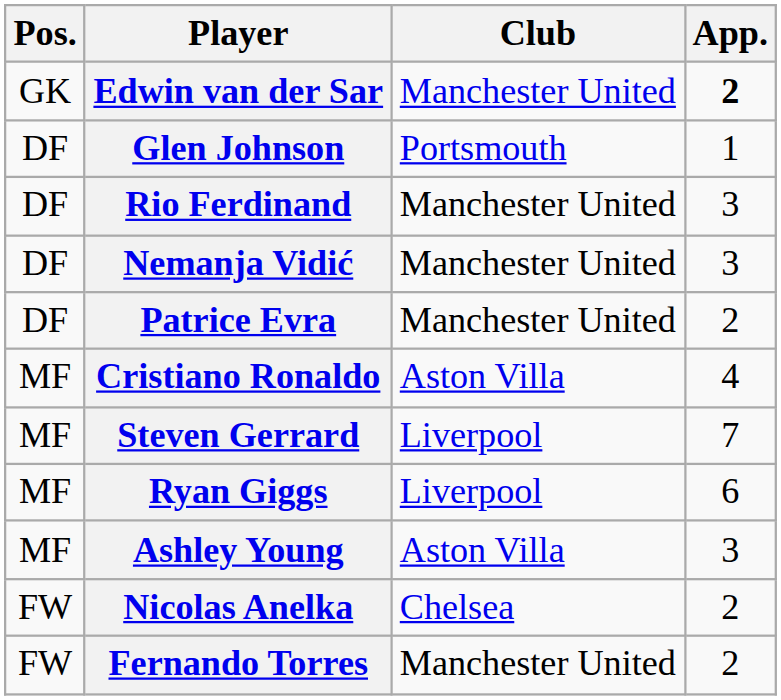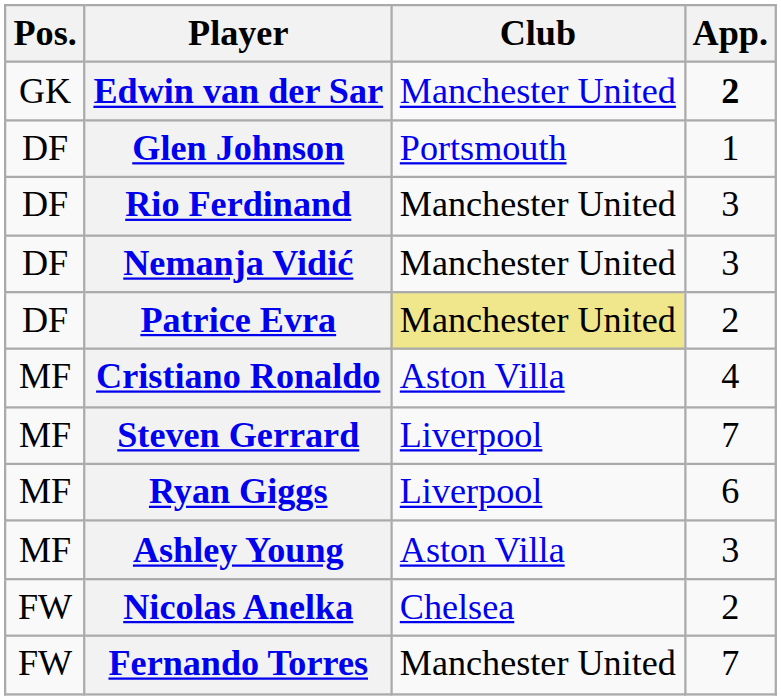(538, 319) no background -> (538, 319) khaki background
(730, 663) 2 -> (730, 663) 7
